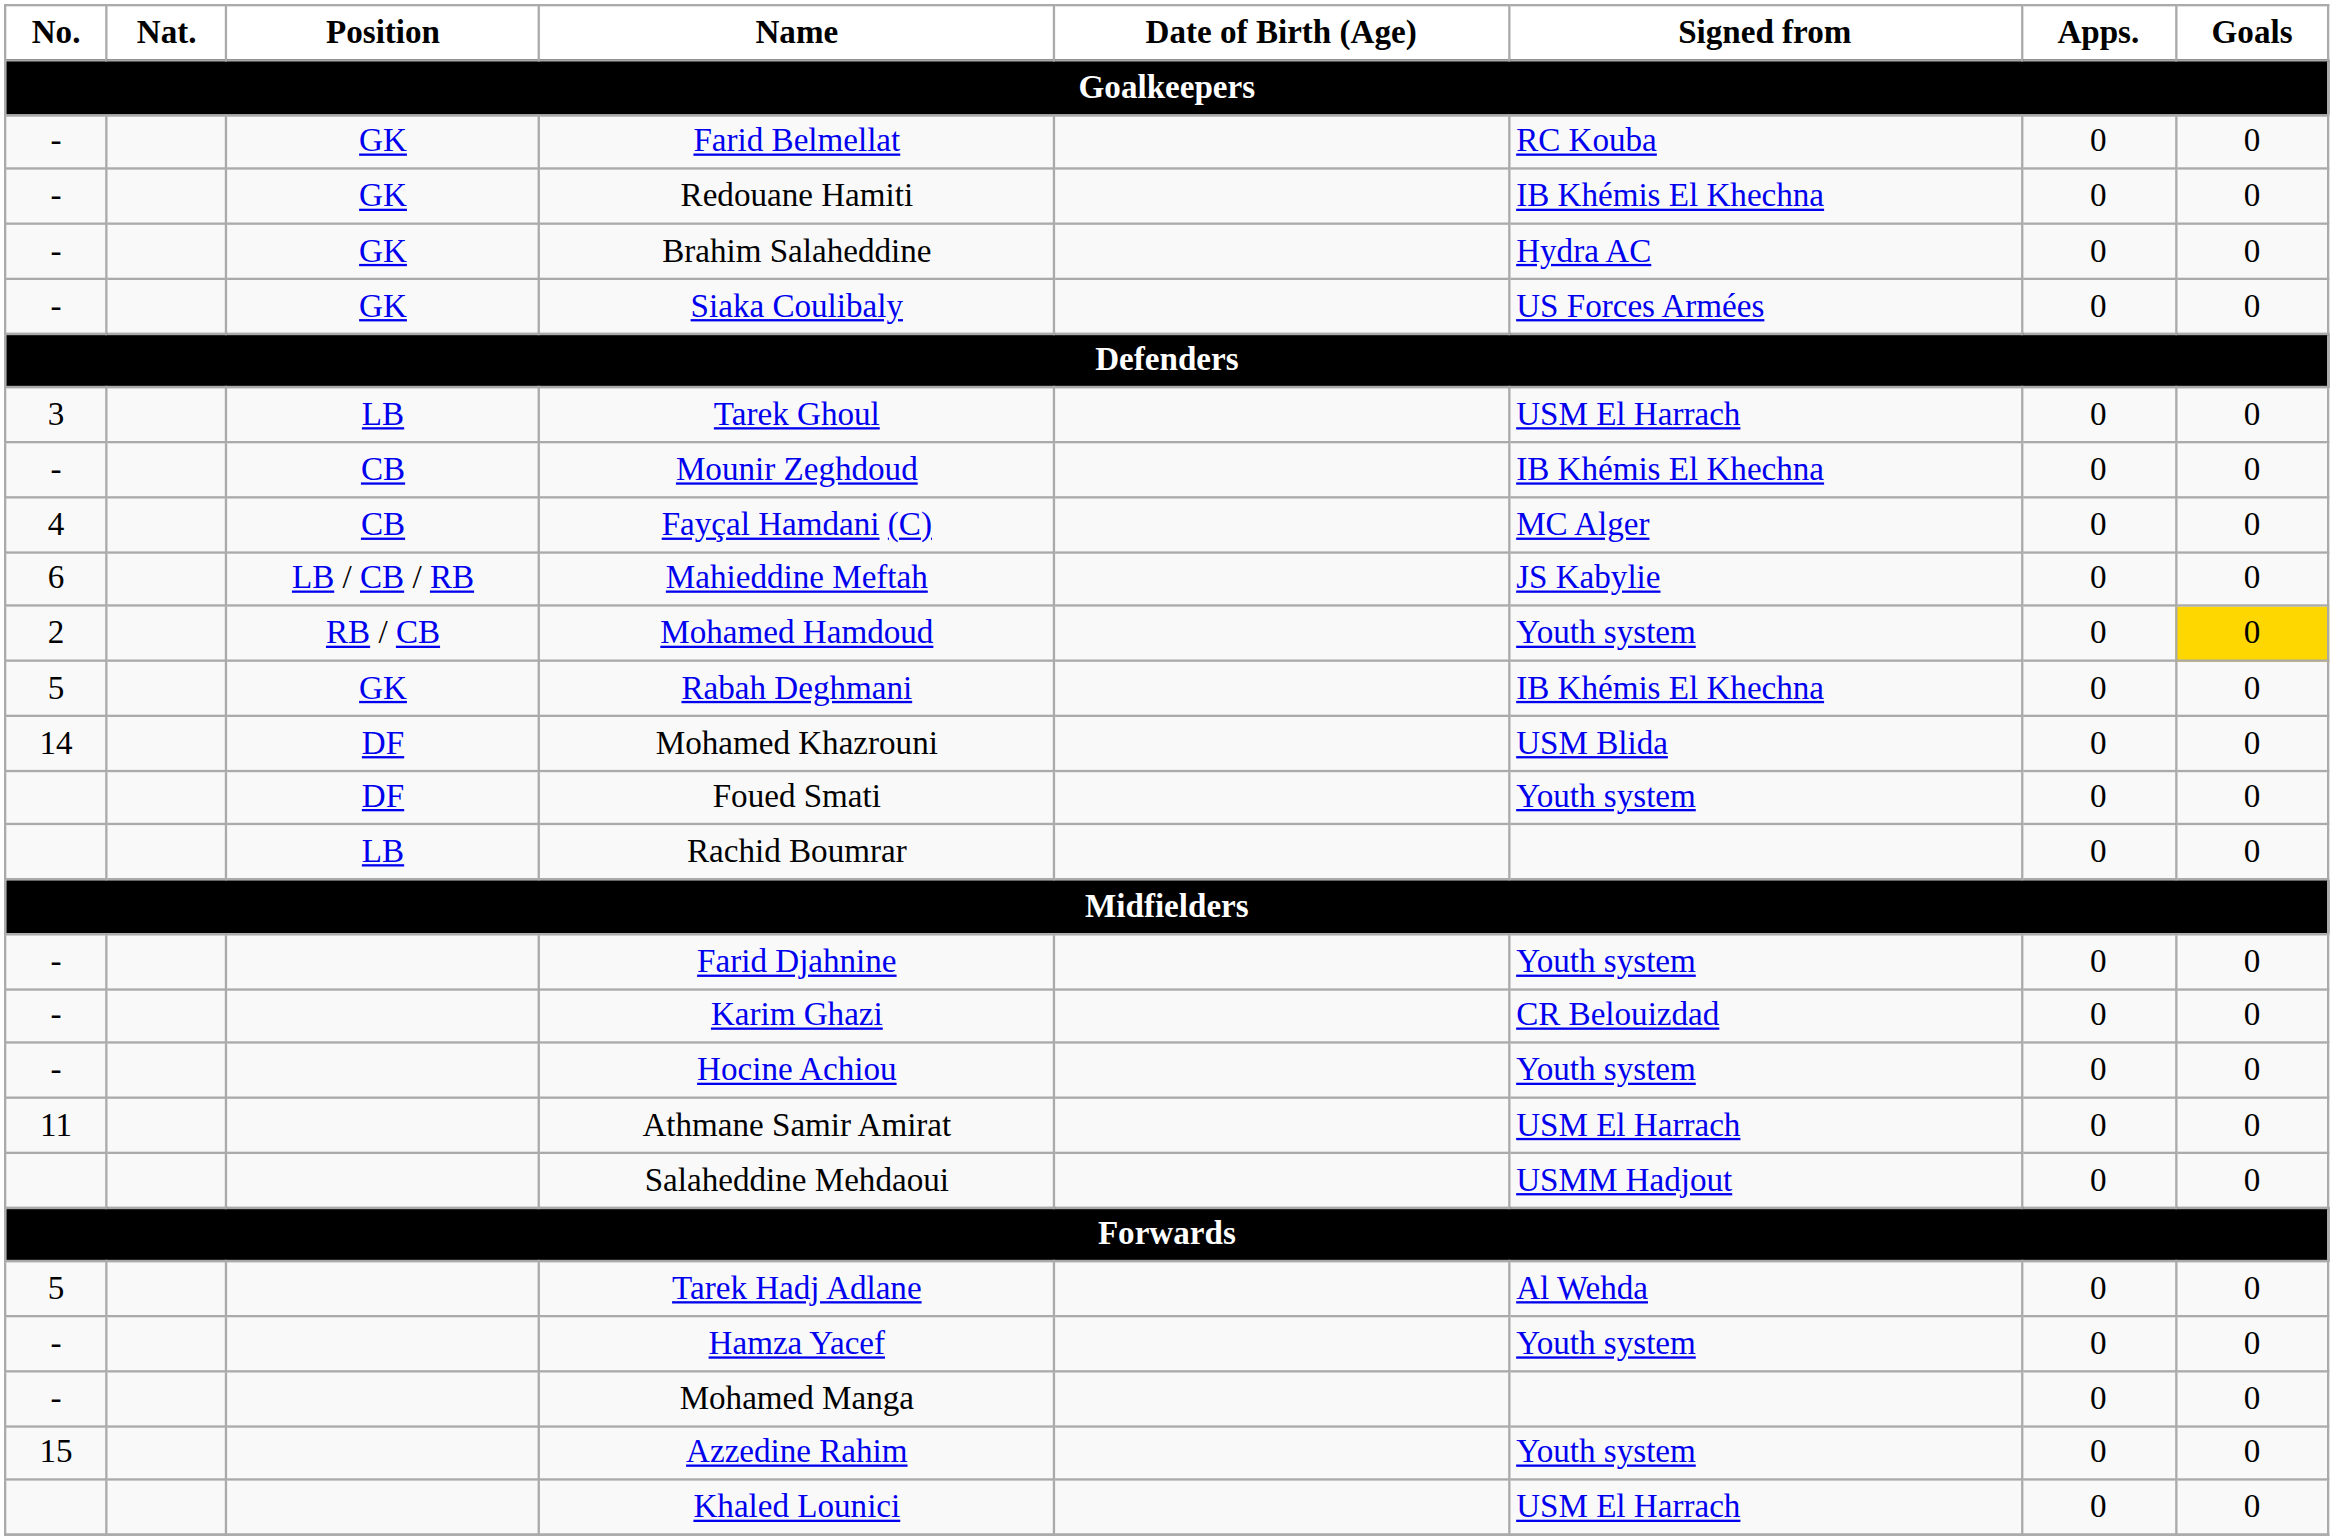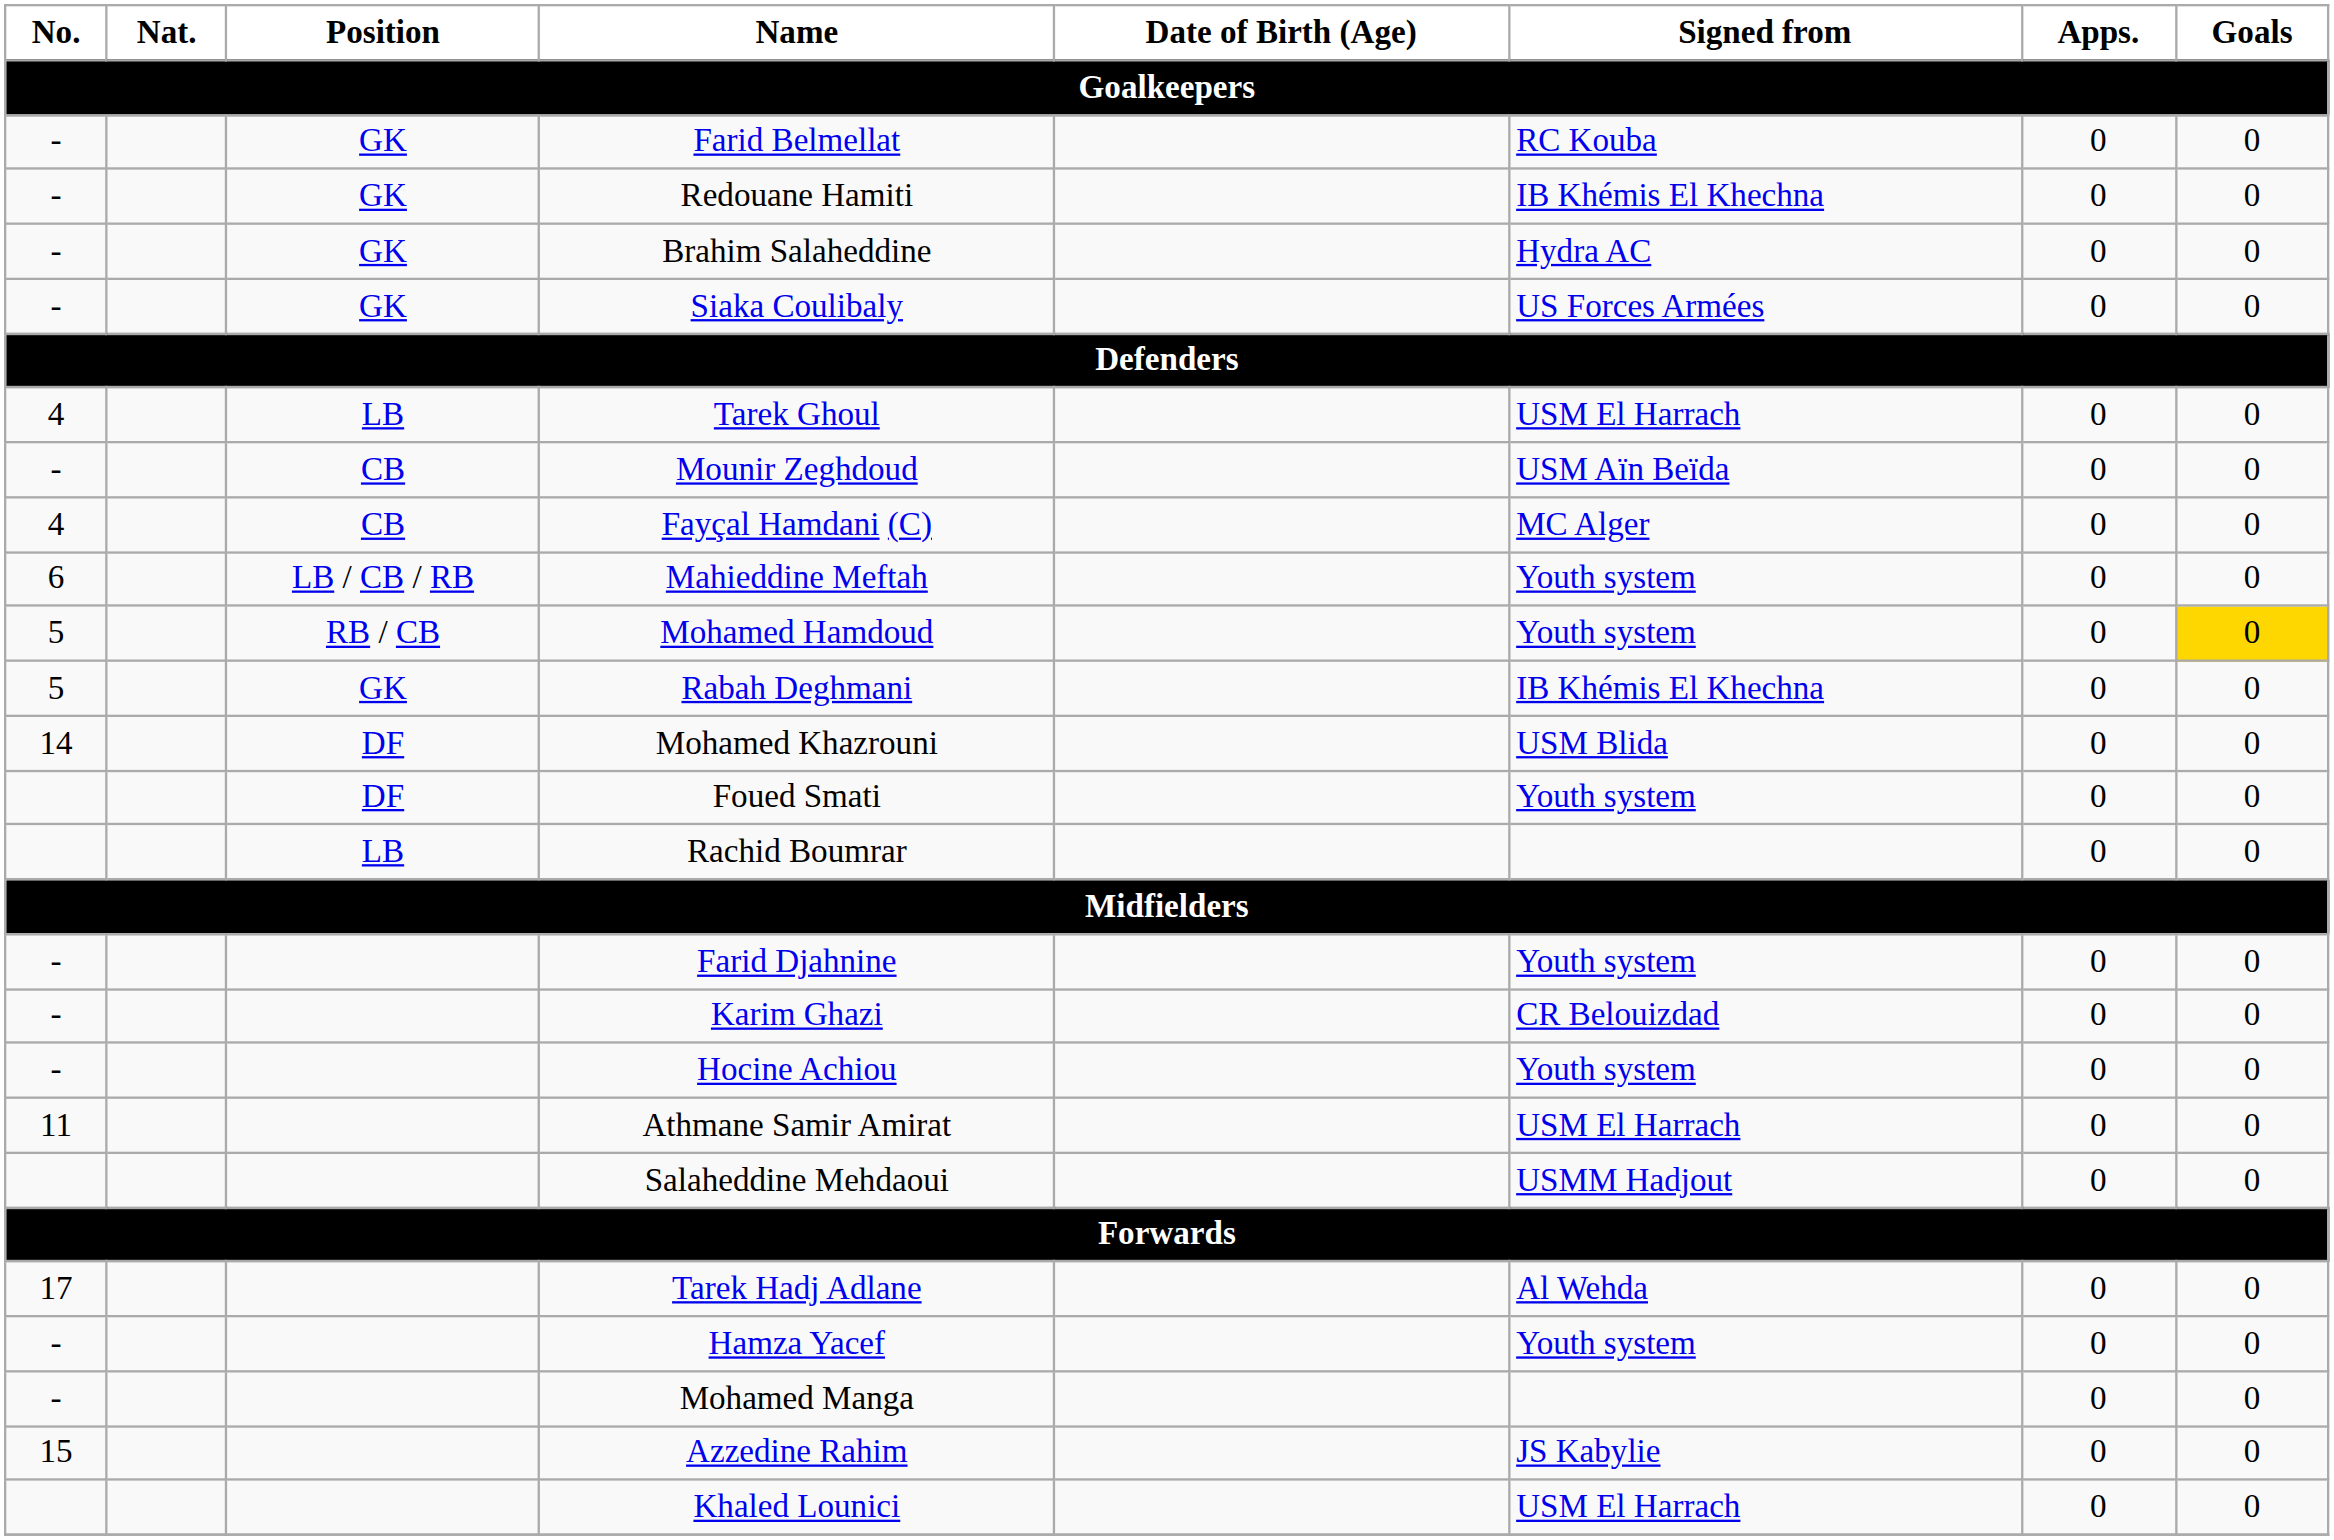(56, 414) 3 -> (56, 414) 4
(1670, 469) IB Khémis El Khechna -> (1623, 469) USM Aïn Beïda
(1588, 578) JS Kabylie -> (1606, 578) Youth system
(56, 633) 2 -> (56, 633) 5
(56, 1288) 5 -> (56, 1288) 17
(1606, 1452) Youth system -> (1588, 1452) JS Kabylie
